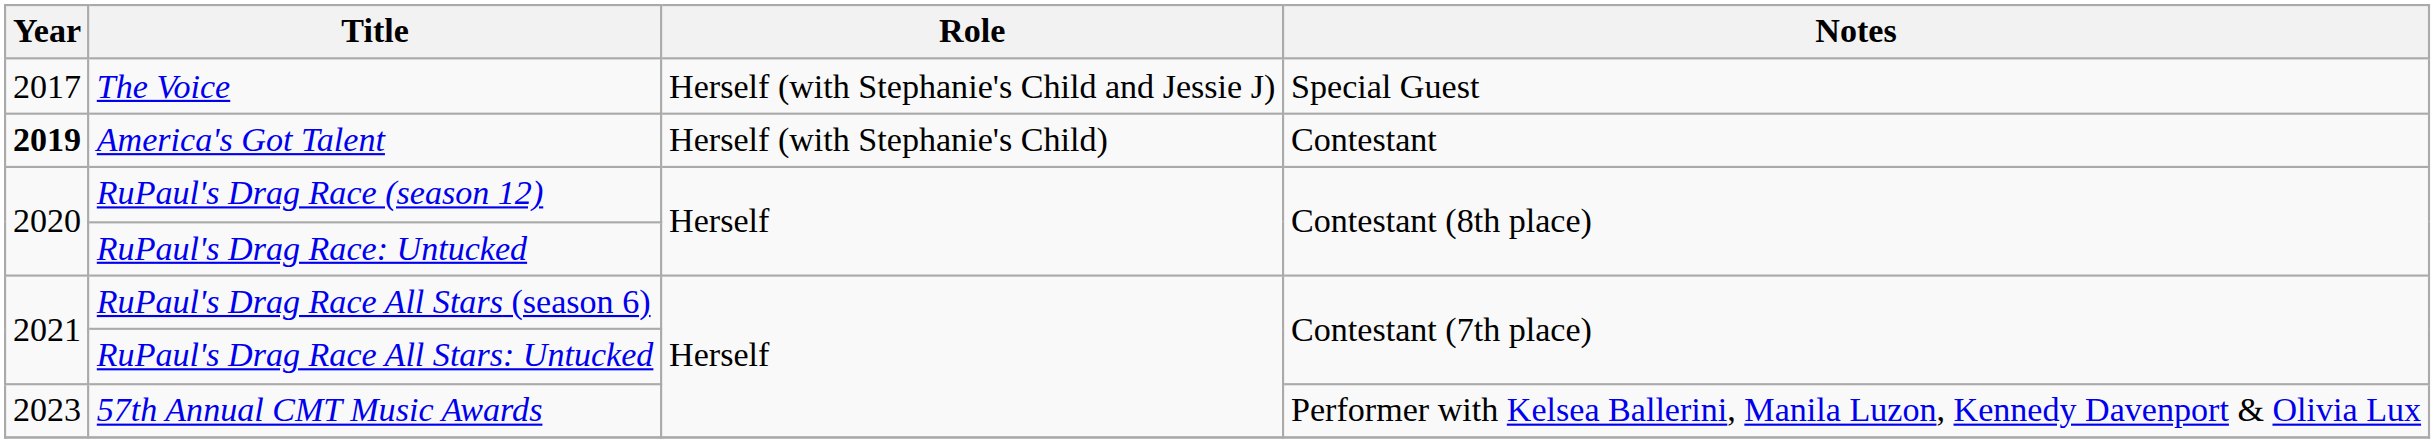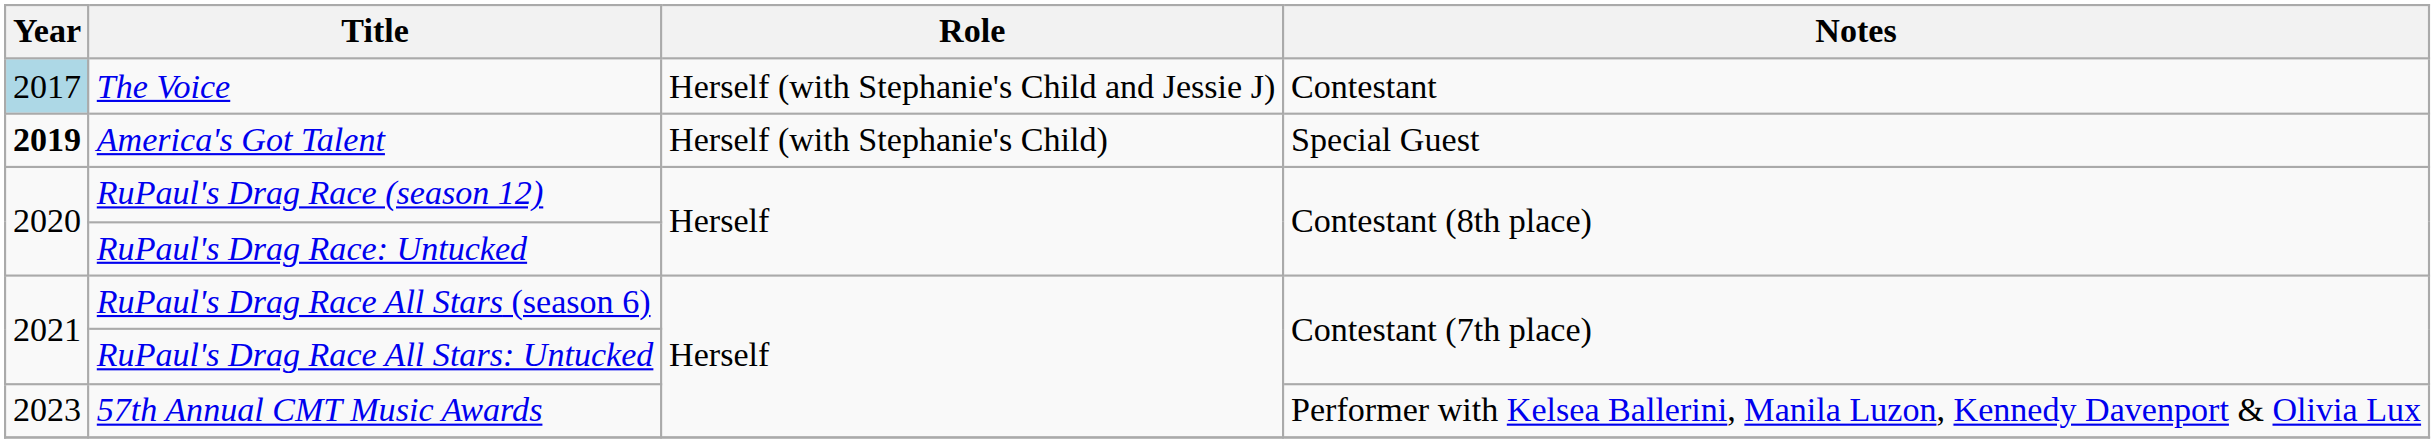(47, 85) no background -> (47, 85) lightblue background
(1385, 85) Special Guest -> (1364, 85) Contestant
(1364, 139) Contestant -> (1385, 139) Special Guest
